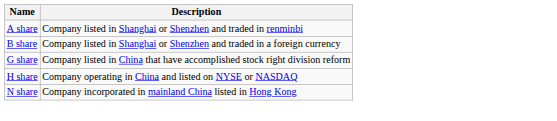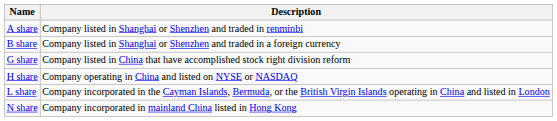+ row: (22, 92)
